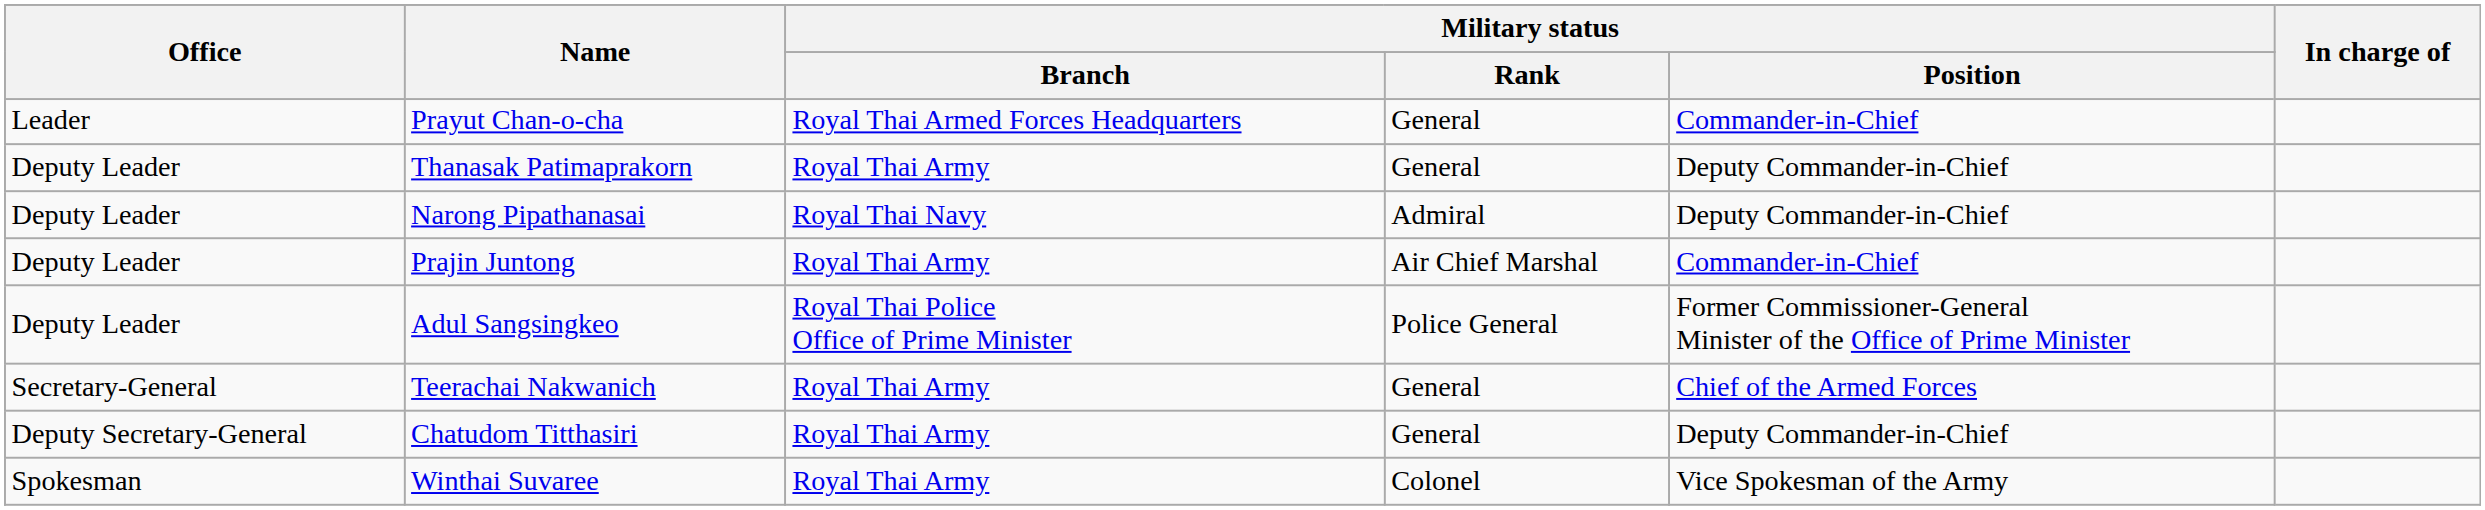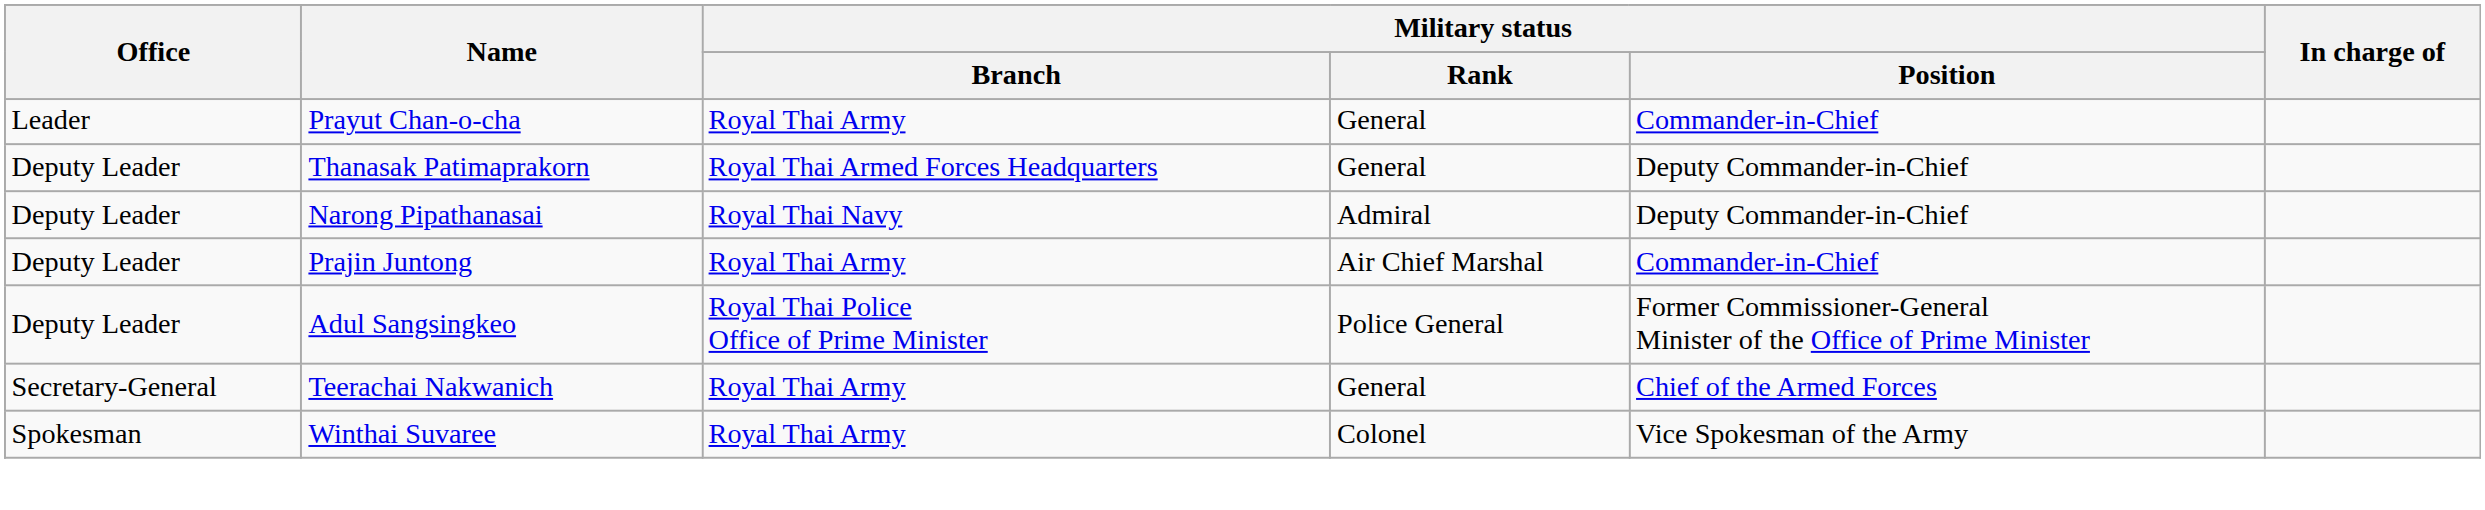(1017, 121) Royal Thai Armed Forces Headquarters -> (807, 121) Royal Thai Army
(891, 167) Royal Thai Army -> (933, 167) Royal Thai Armed Forces Headquarters
- row: (524, 433)
